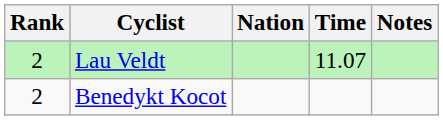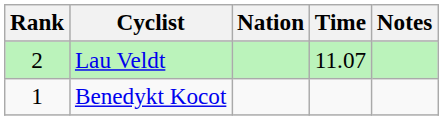(37, 96) 2 -> (37, 96) 1
